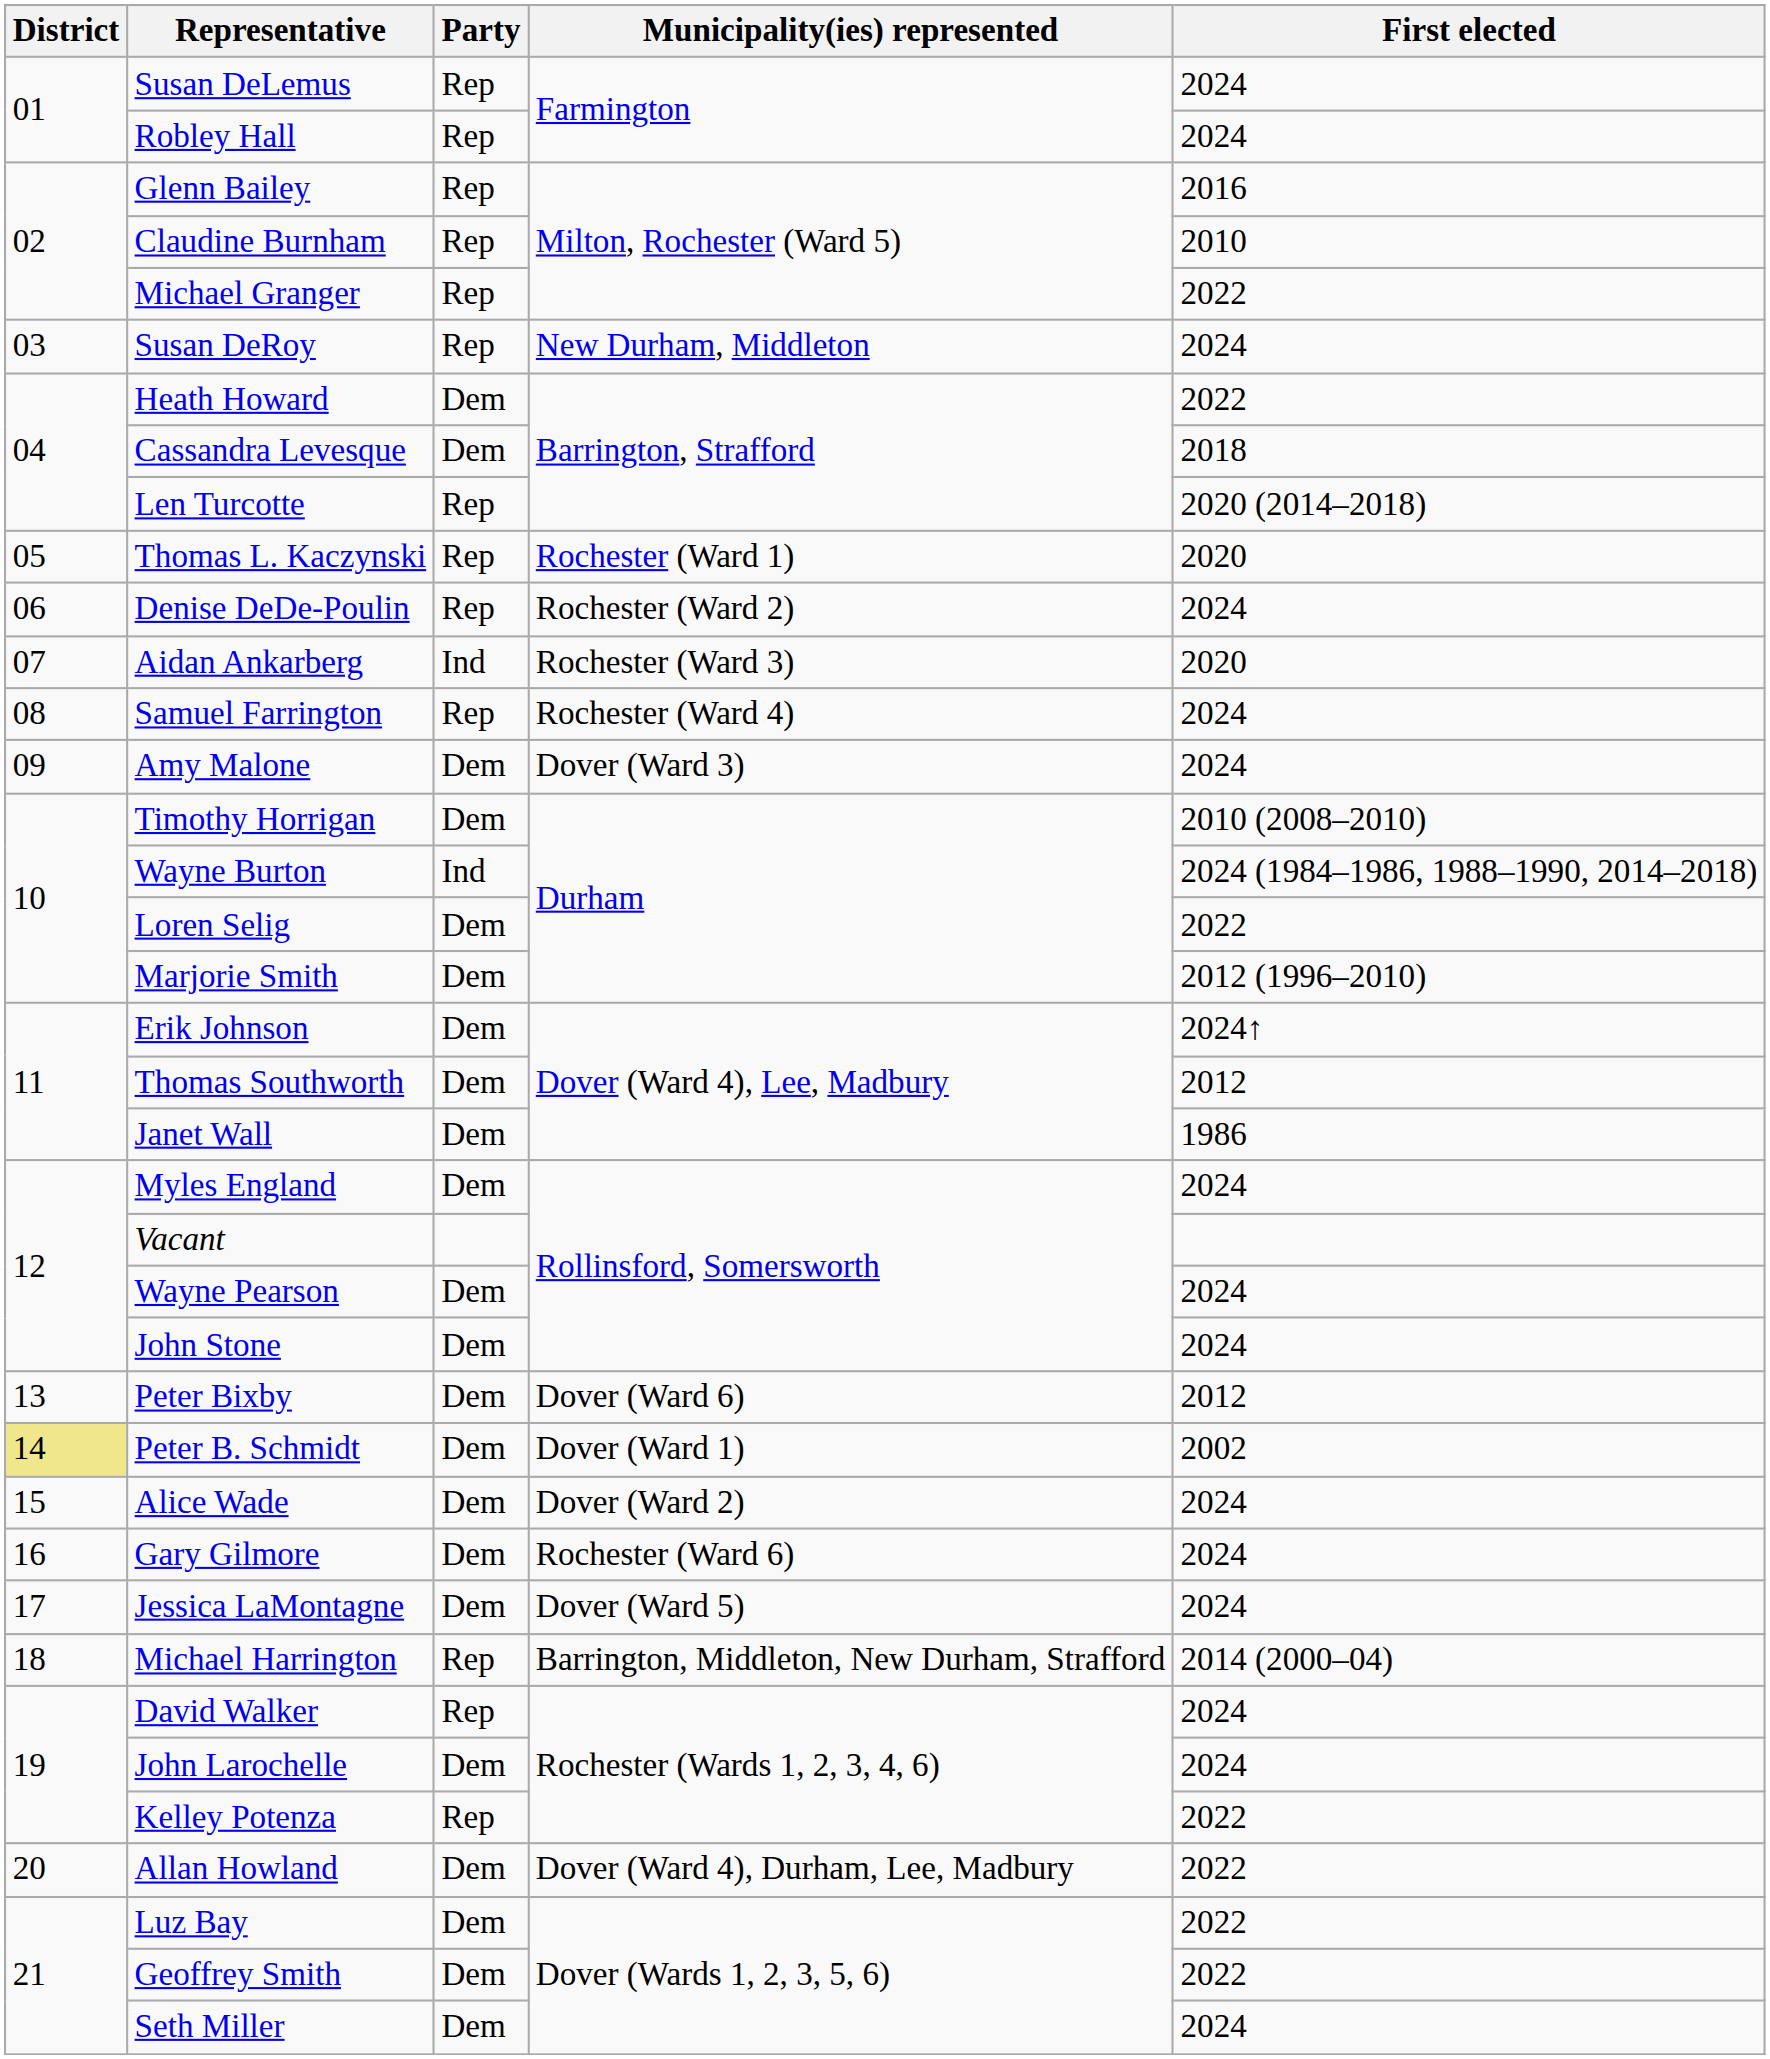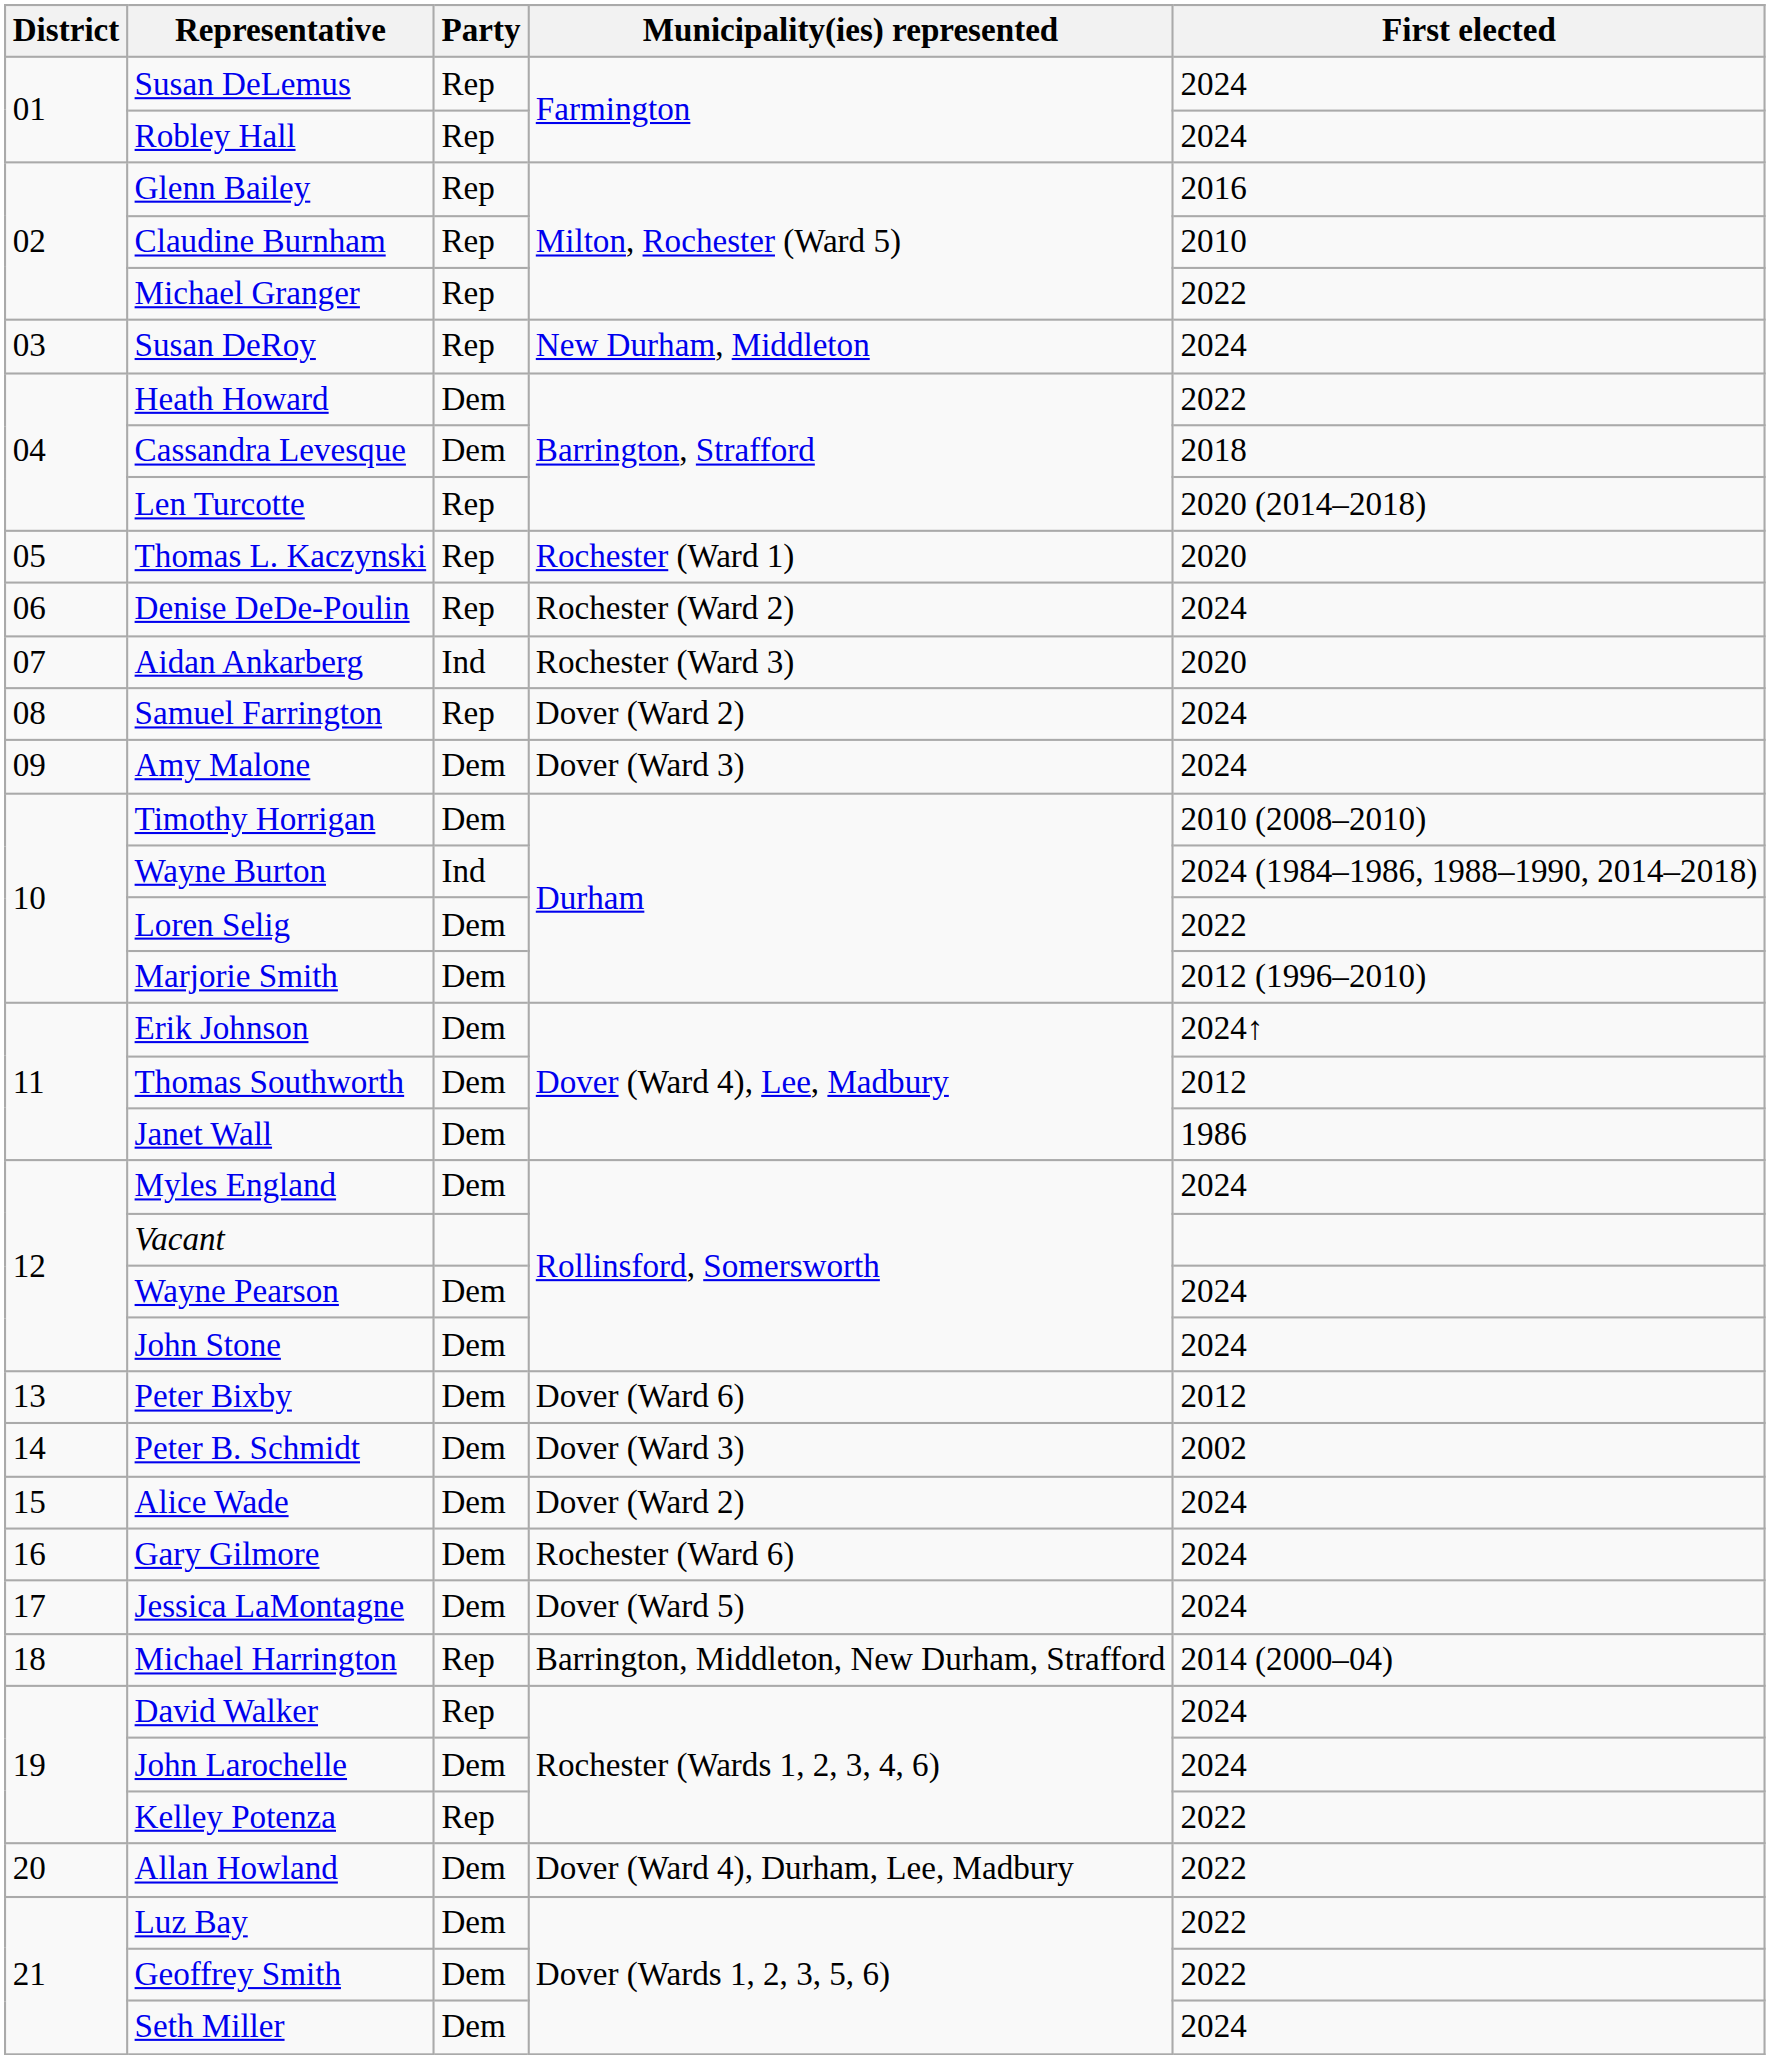(665, 713) Rochester (Ward 4) -> (640, 713) Dover (Ward 2)
(29, 1448) khaki background -> (29, 1448) no background
(640, 1448) Dover (Ward 1) -> (640, 1448) Dover (Ward 3)
